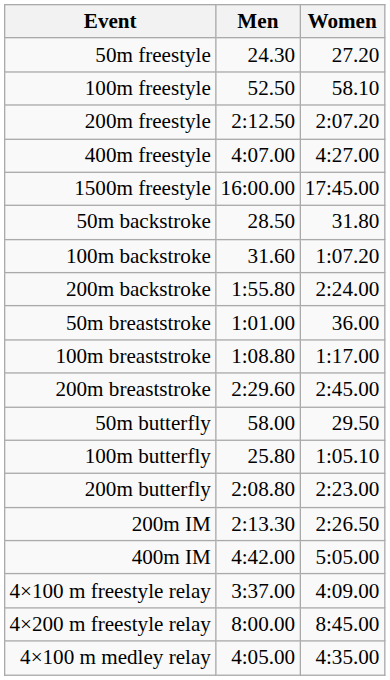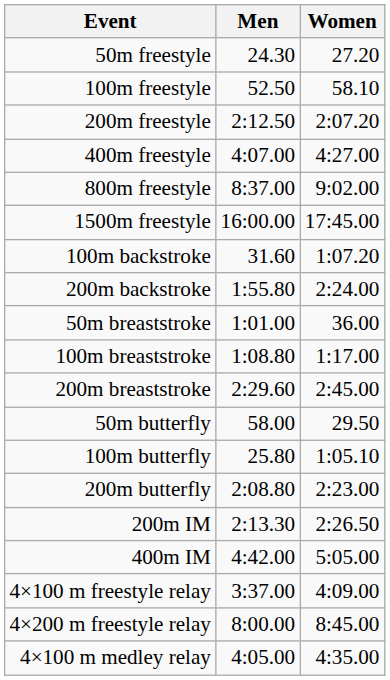+ row: (148, 188)
- row: (144, 222)
